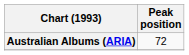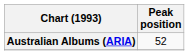(161, 41) 72 -> (161, 41) 52
